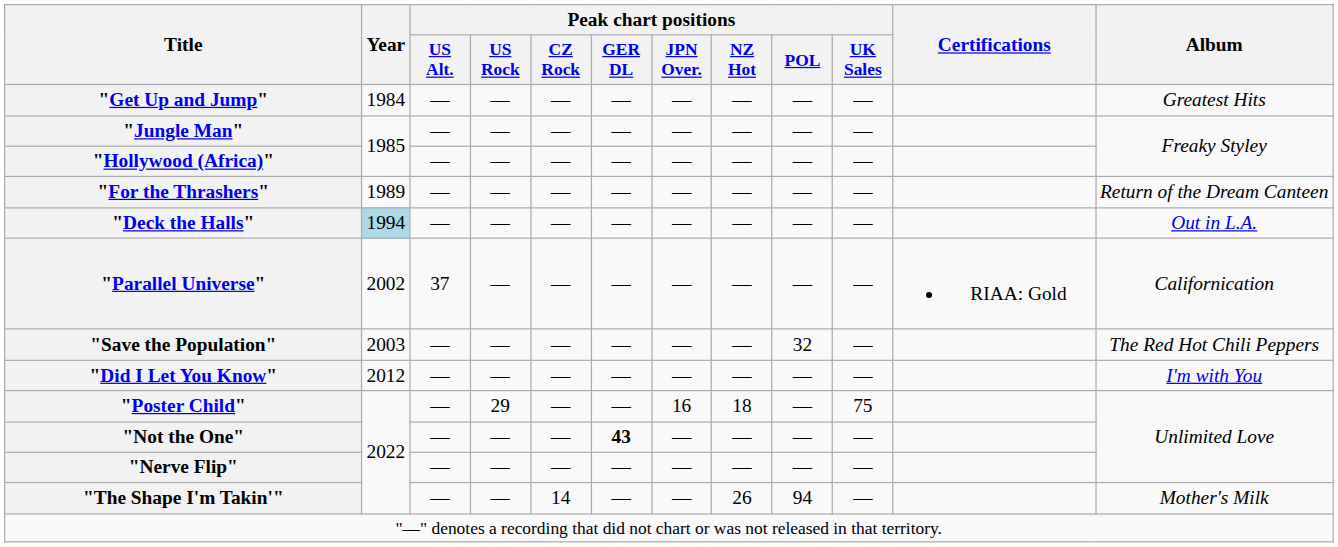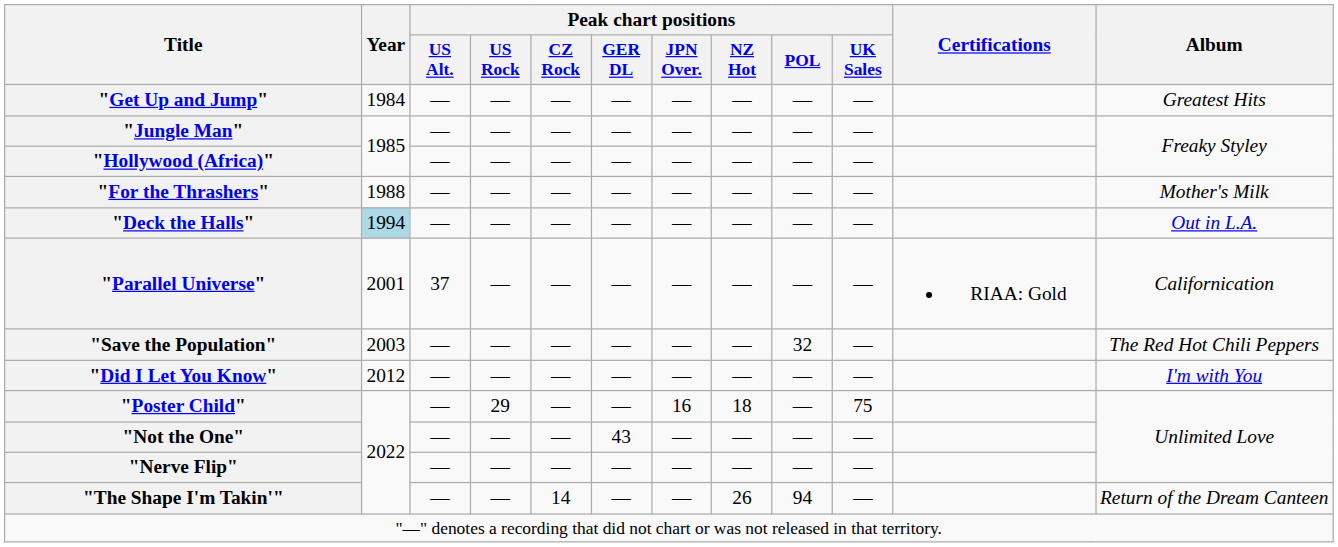(386, 191) 1989 -> (386, 191) 1988
(1214, 191) Return of the Dream Canteen -> (1214, 191) Mother's Milk
(386, 283) 2002 -> (386, 283) 2001
(621, 436) bold -> (621, 436) normal
(1214, 498) Mother's Milk -> (1214, 498) Return of the Dream Canteen
